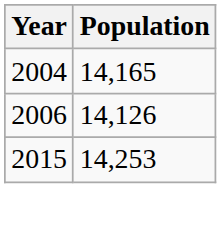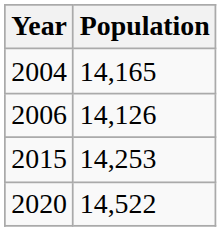+ row: (39, 203)
